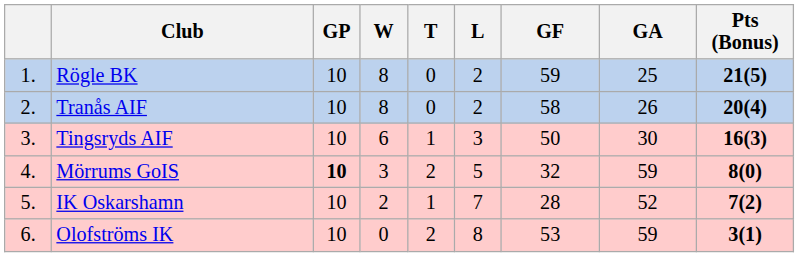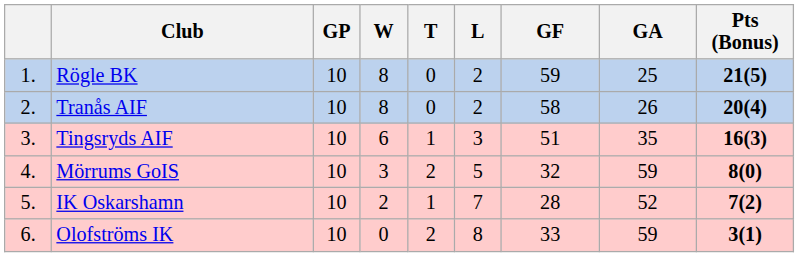(550, 139) 50 -> (550, 139) 51
(648, 139) 30 -> (648, 139) 35
(337, 171) bold -> (337, 171) normal
(550, 235) 53 -> (550, 235) 33
